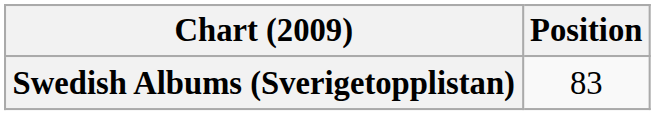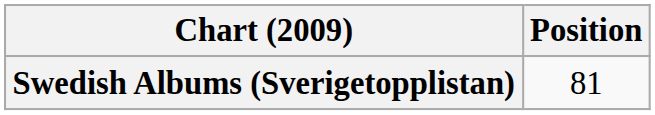(586, 82) 83 -> (586, 82) 81
